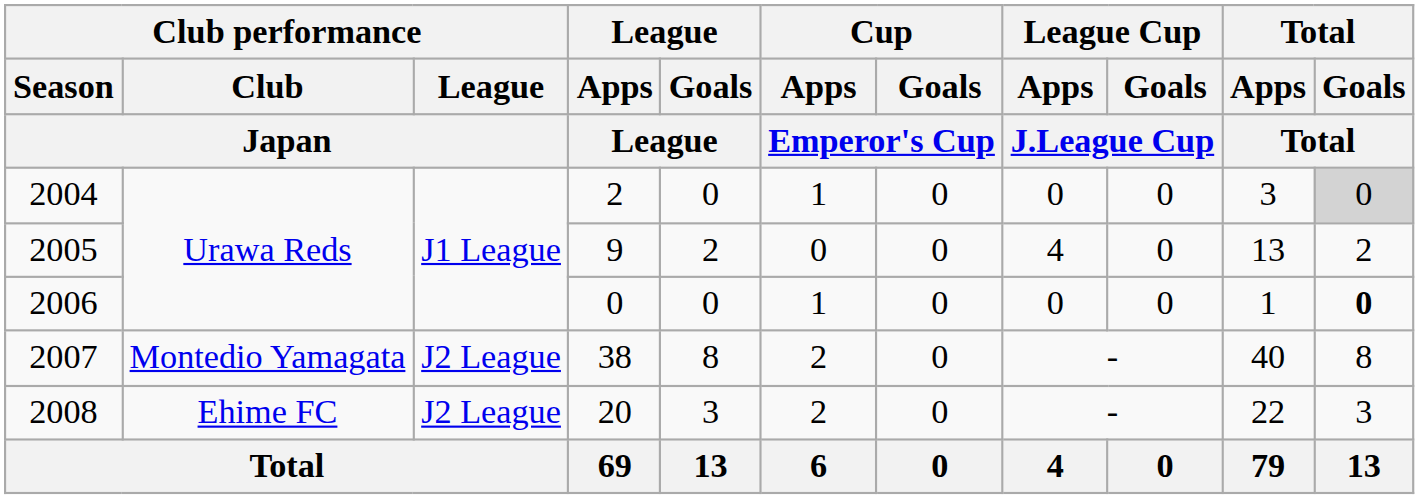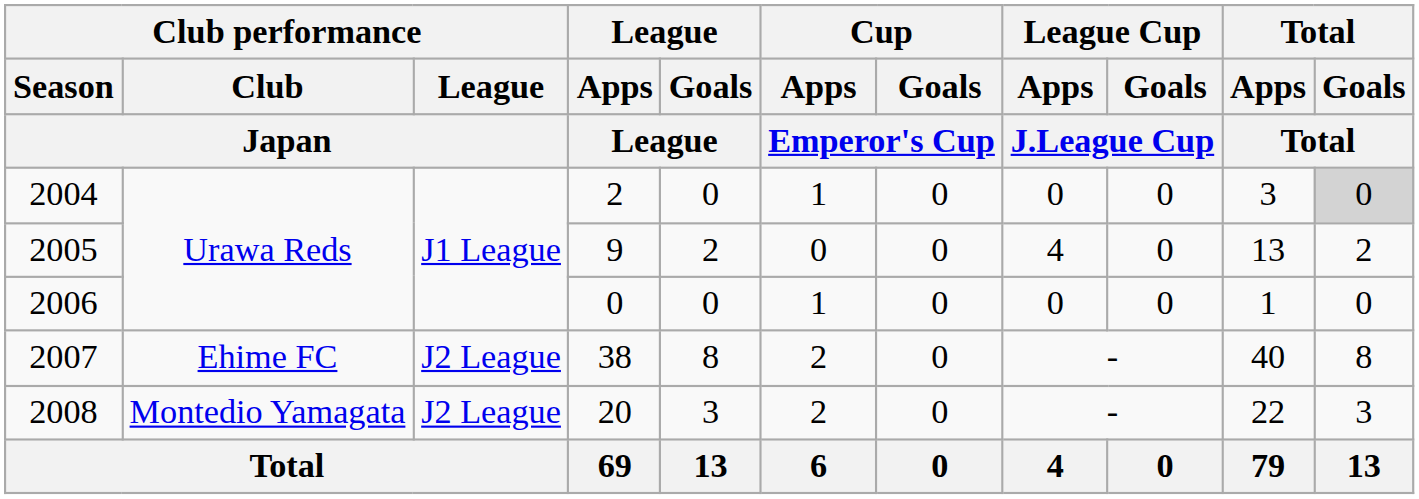(1364, 303) bold -> (1364, 303) normal
(267, 357) Montedio Yamagata -> (267, 357) Ehime FC
(267, 411) Ehime FC -> (267, 411) Montedio Yamagata
